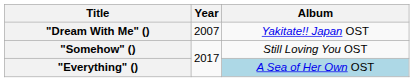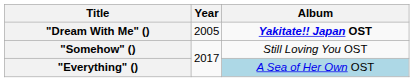(207, 31) 2007 -> (207, 31) 2005
(315, 31) normal -> (315, 31) bold
